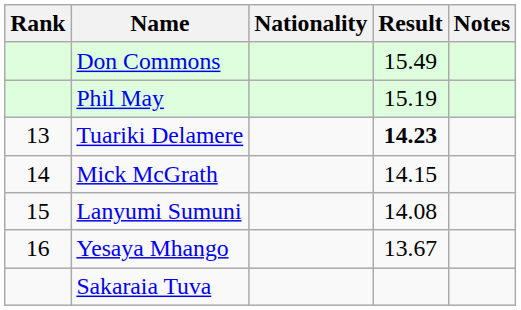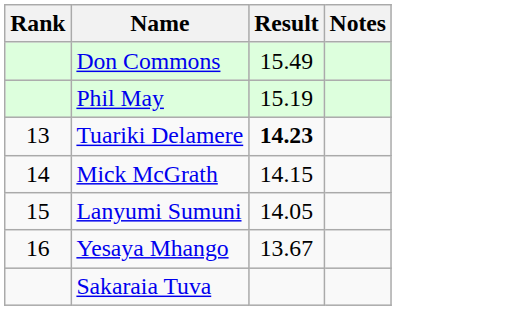- column: (311, 23)
(410, 211) 14.08 -> (286, 211) 14.05
